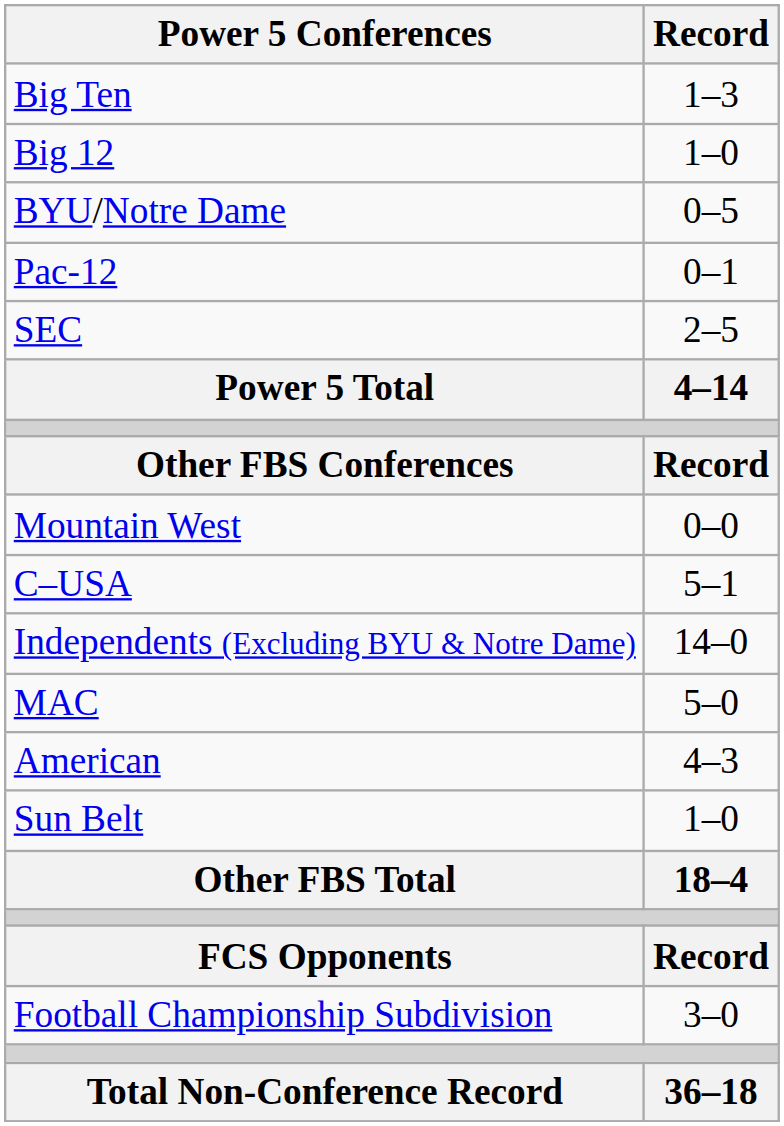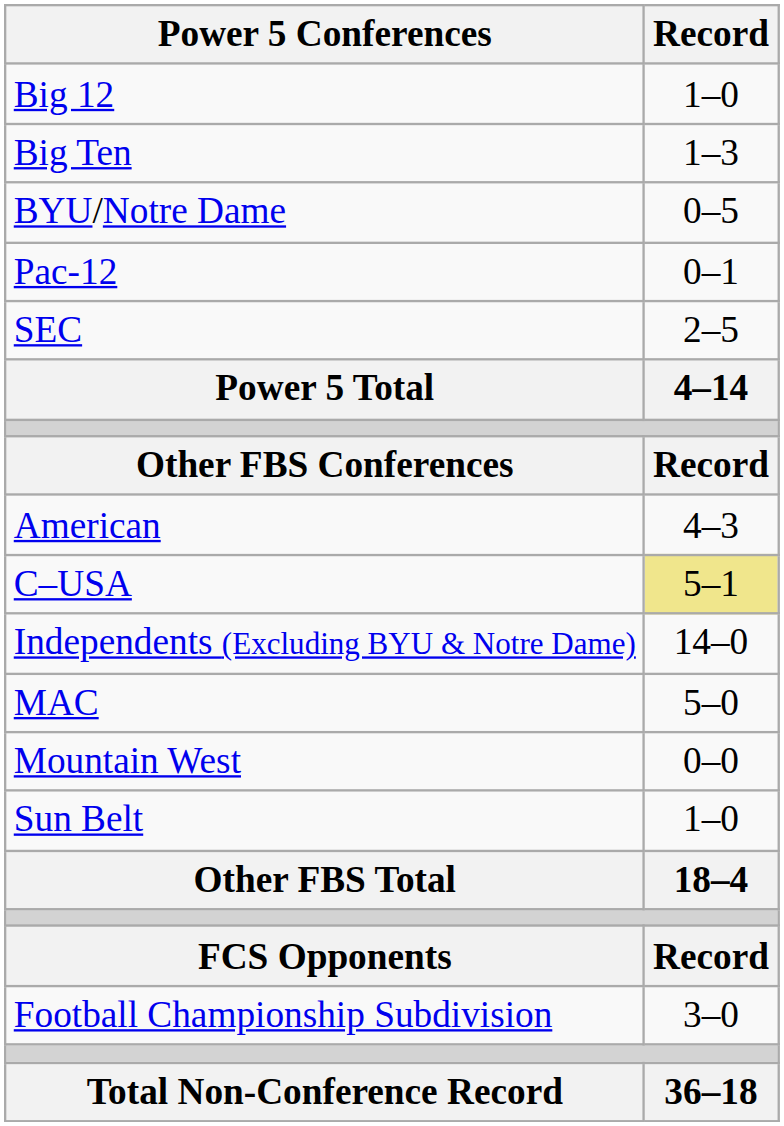rows swapped: (73, 93) <-> (64, 152)
rows swapped: (87, 760) <-> (127, 524)
(711, 583) no background -> (711, 583) khaki background
